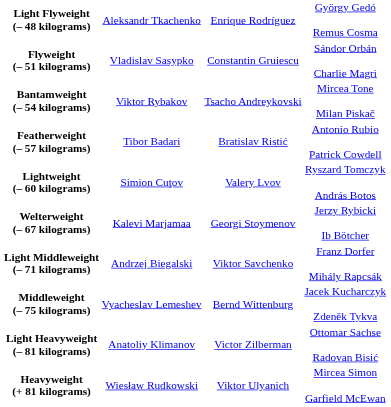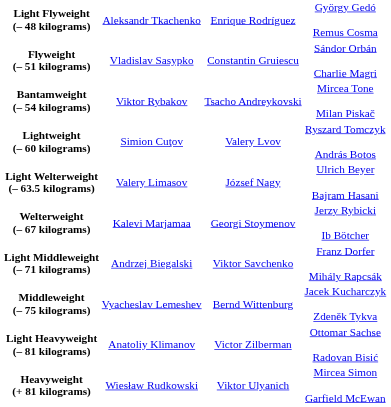- row: (52, 141)
+ row: (52, 182)
